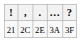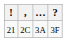- column: (40, 12)
